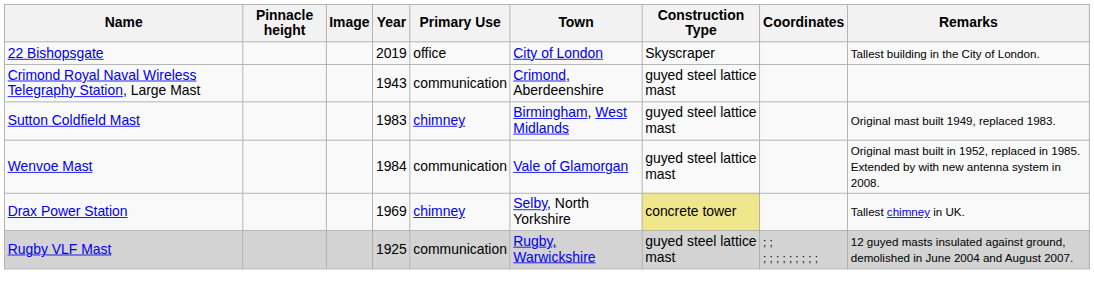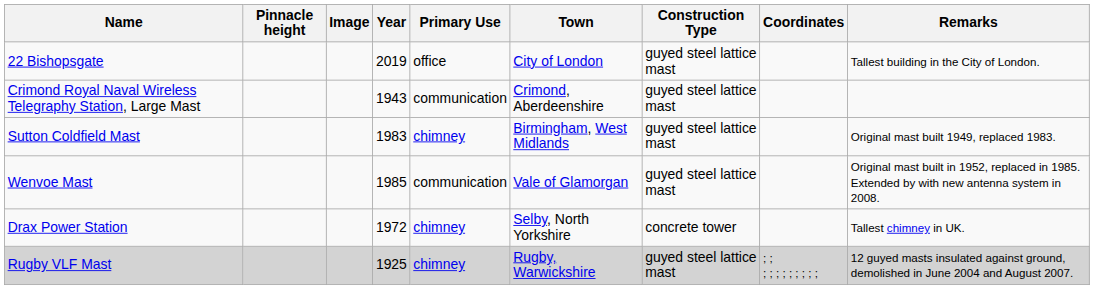(680, 53) Skyscraper -> (701, 61) guyed steel lattice mast
(391, 166) 1984 -> (391, 182) 1985
(391, 212) 1969 -> (391, 227) 1972
(691, 212) khaki background -> (691, 227) no background
(460, 249) communication -> (439, 265) chimney
